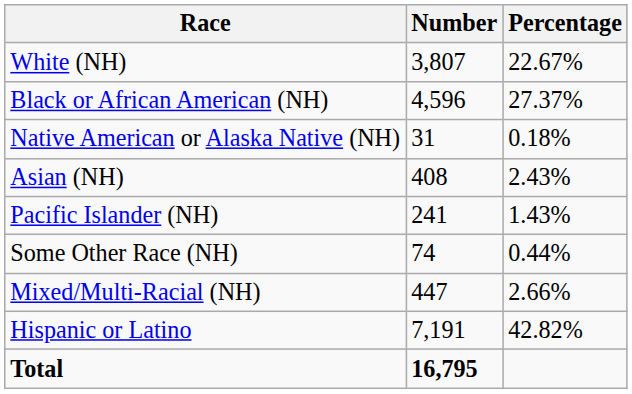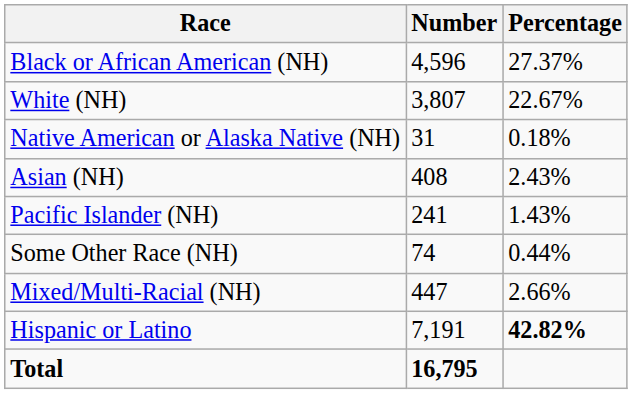rows swapped: (68, 61) <-> (169, 100)
(546, 330) normal -> (548, 330) bold
